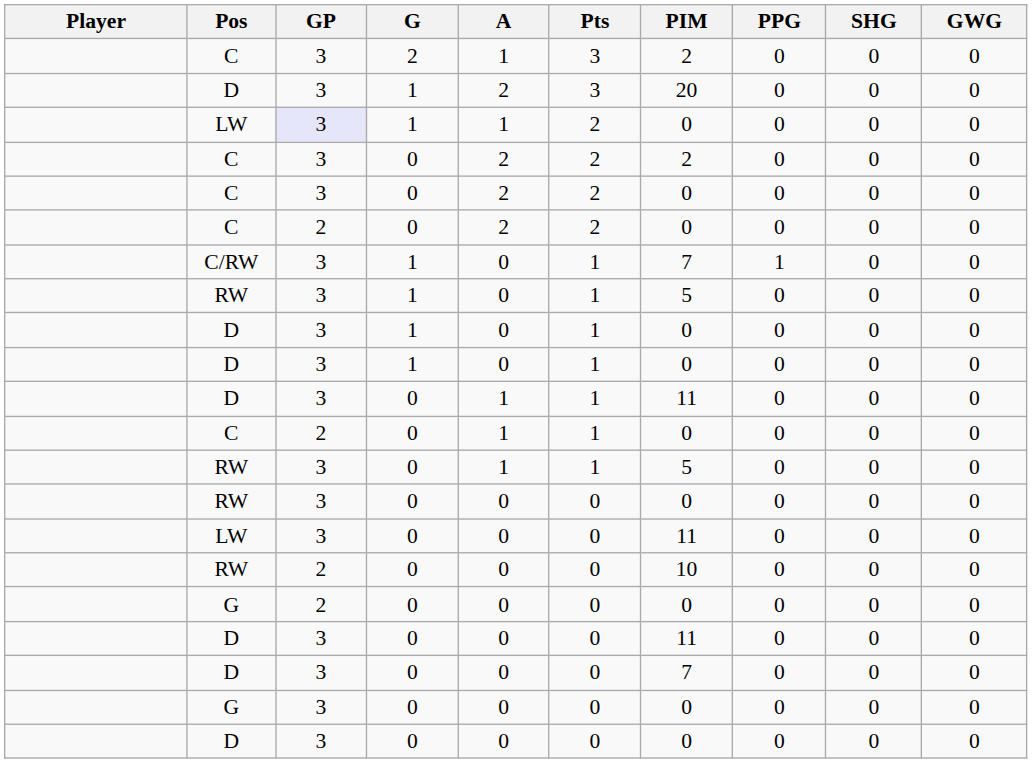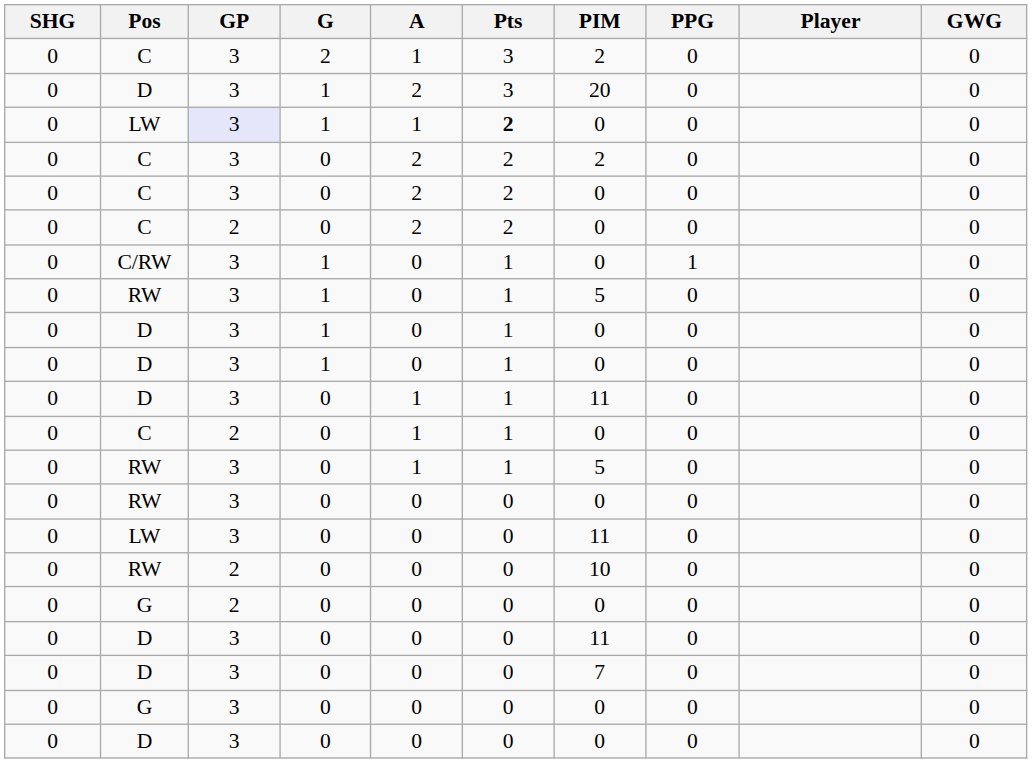columns swapped: (96, 21) <-> (874, 21)
(595, 124) normal -> (508, 124) bold
(687, 261) 7 -> (600, 261) 0
